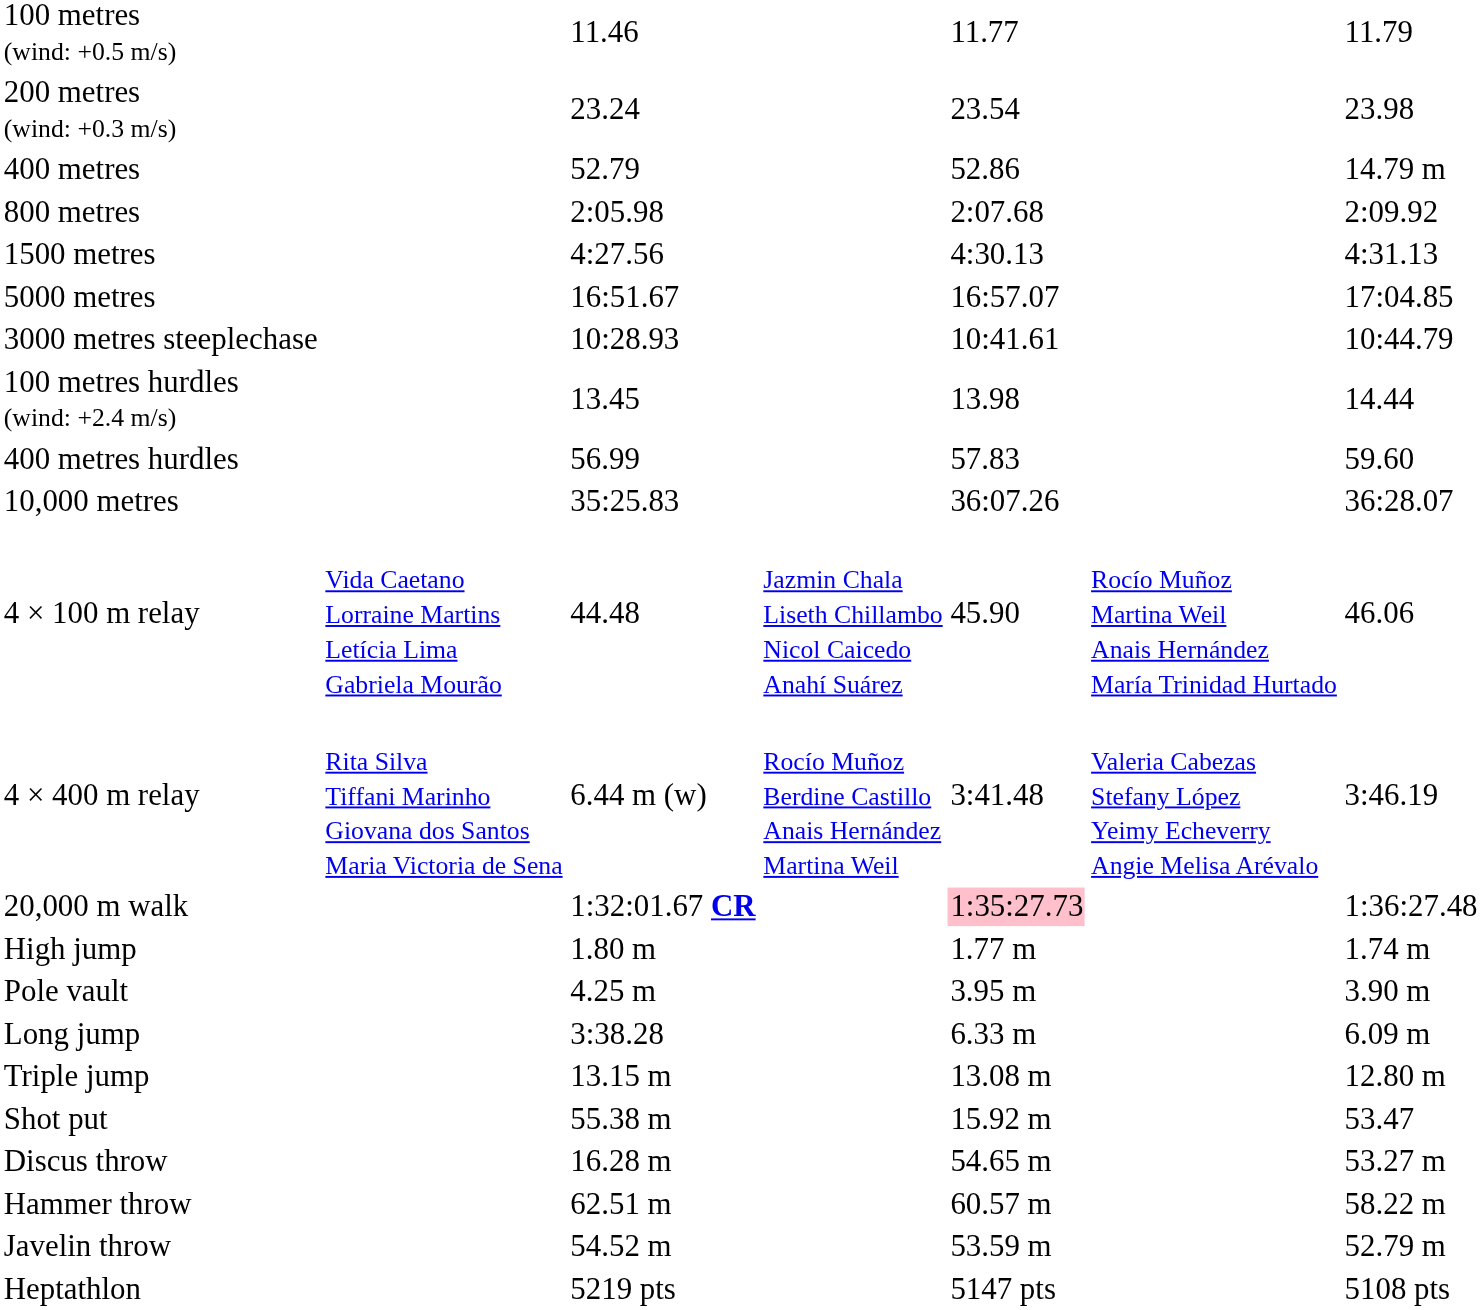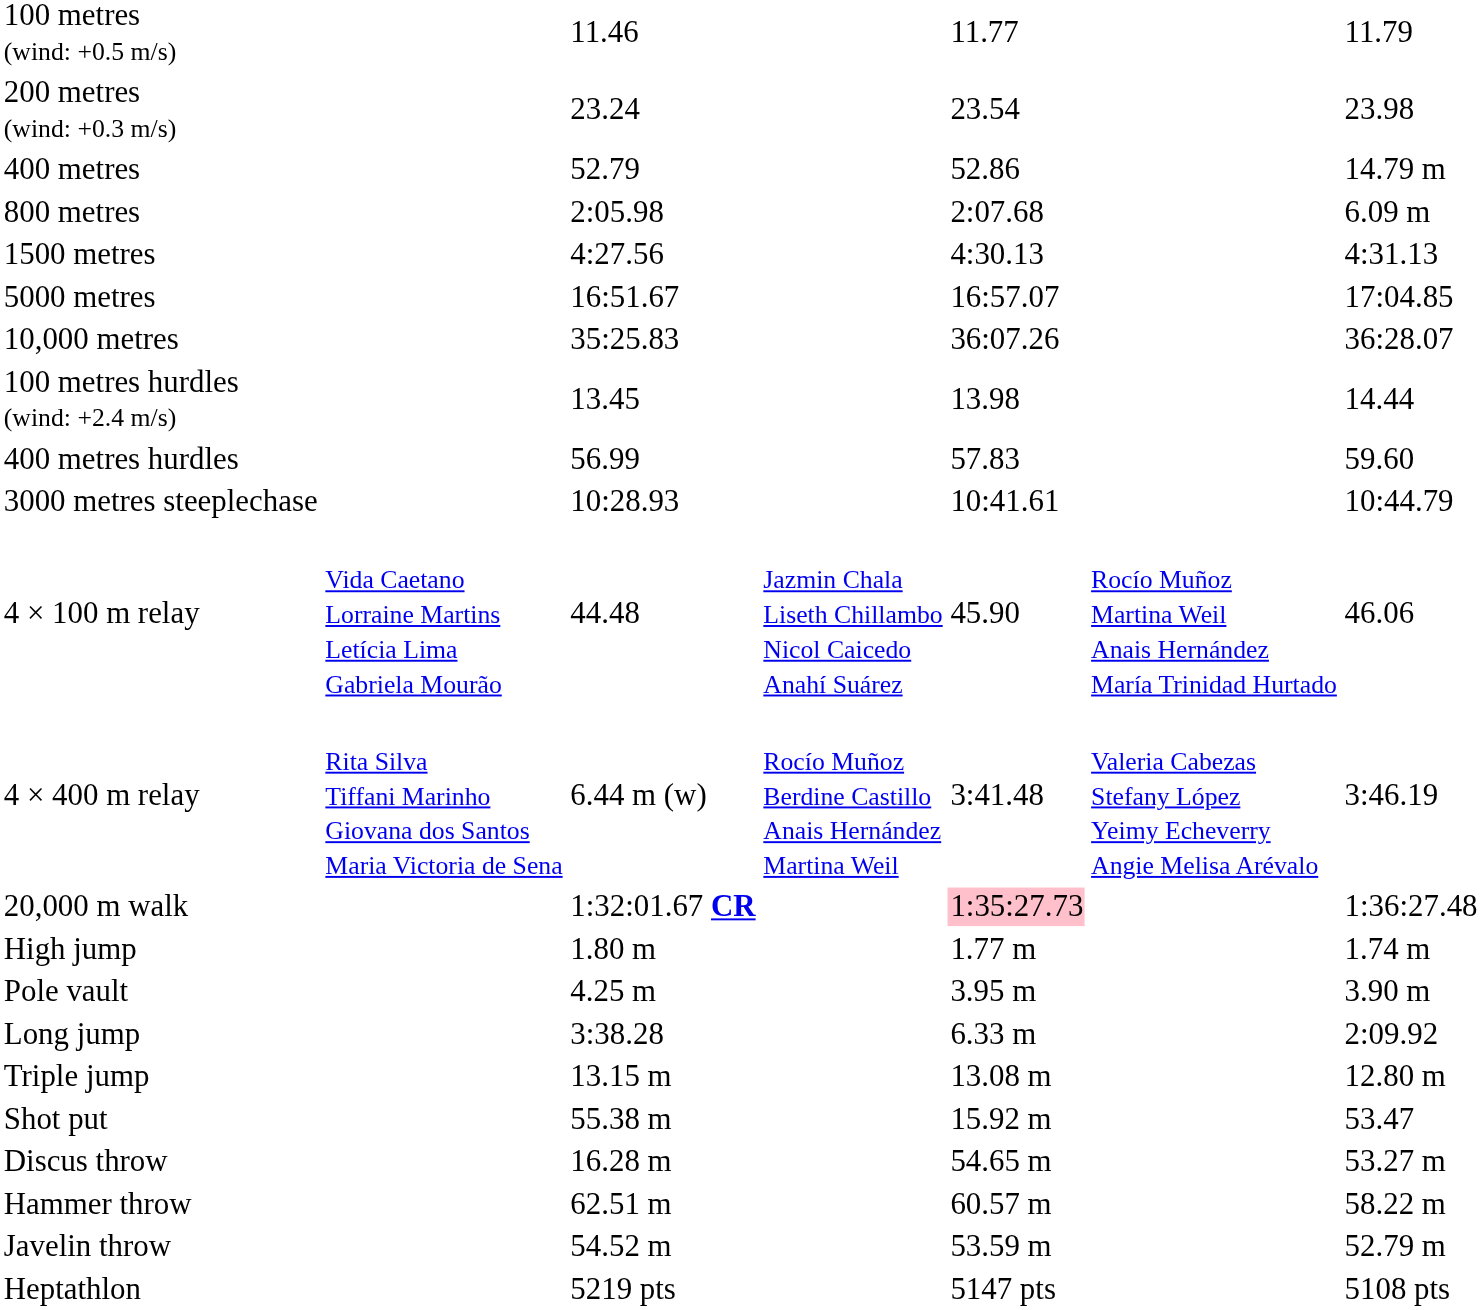(1391, 211) 2:09.92 -> (1387, 211) 6.09 m
rows swapped: (91, 501) <-> (161, 338)
(1387, 1033) 6.09 m -> (1391, 1033) 2:09.92
